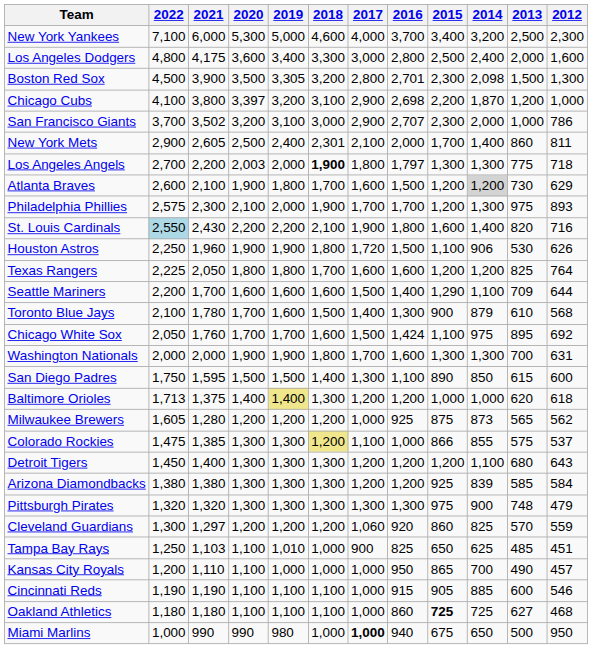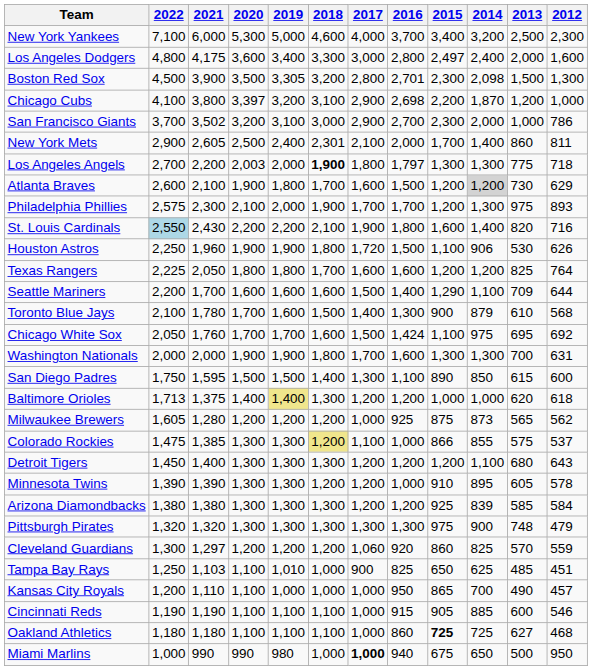(448, 57) 2,500 -> (448, 57) 2,497
(408, 121) 2,707 -> (408, 121) 2,700
(522, 334) 895 -> (522, 334) 695
+ row: (57, 484)
